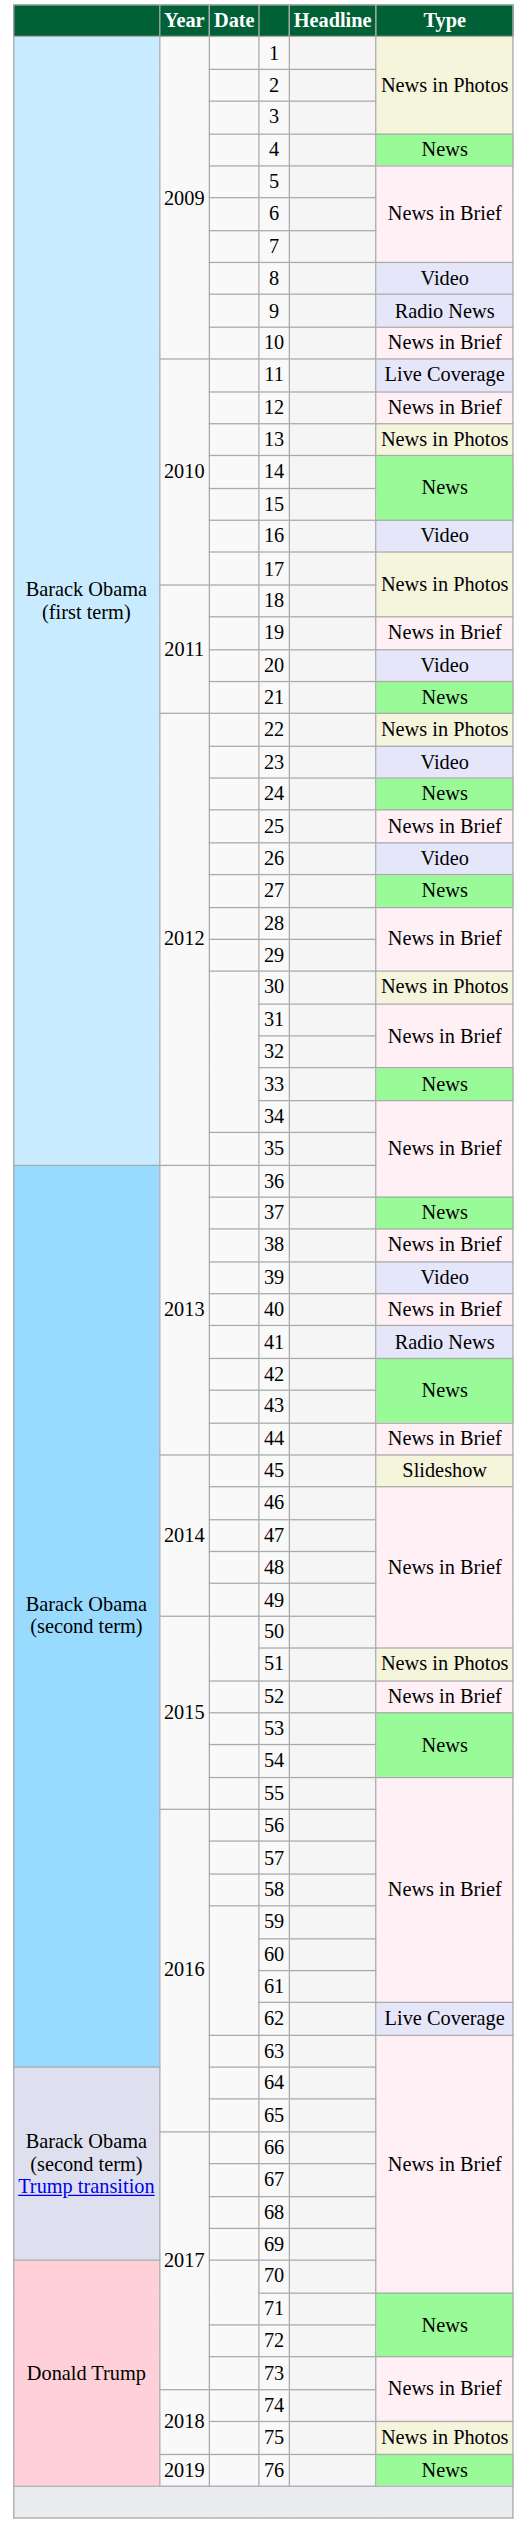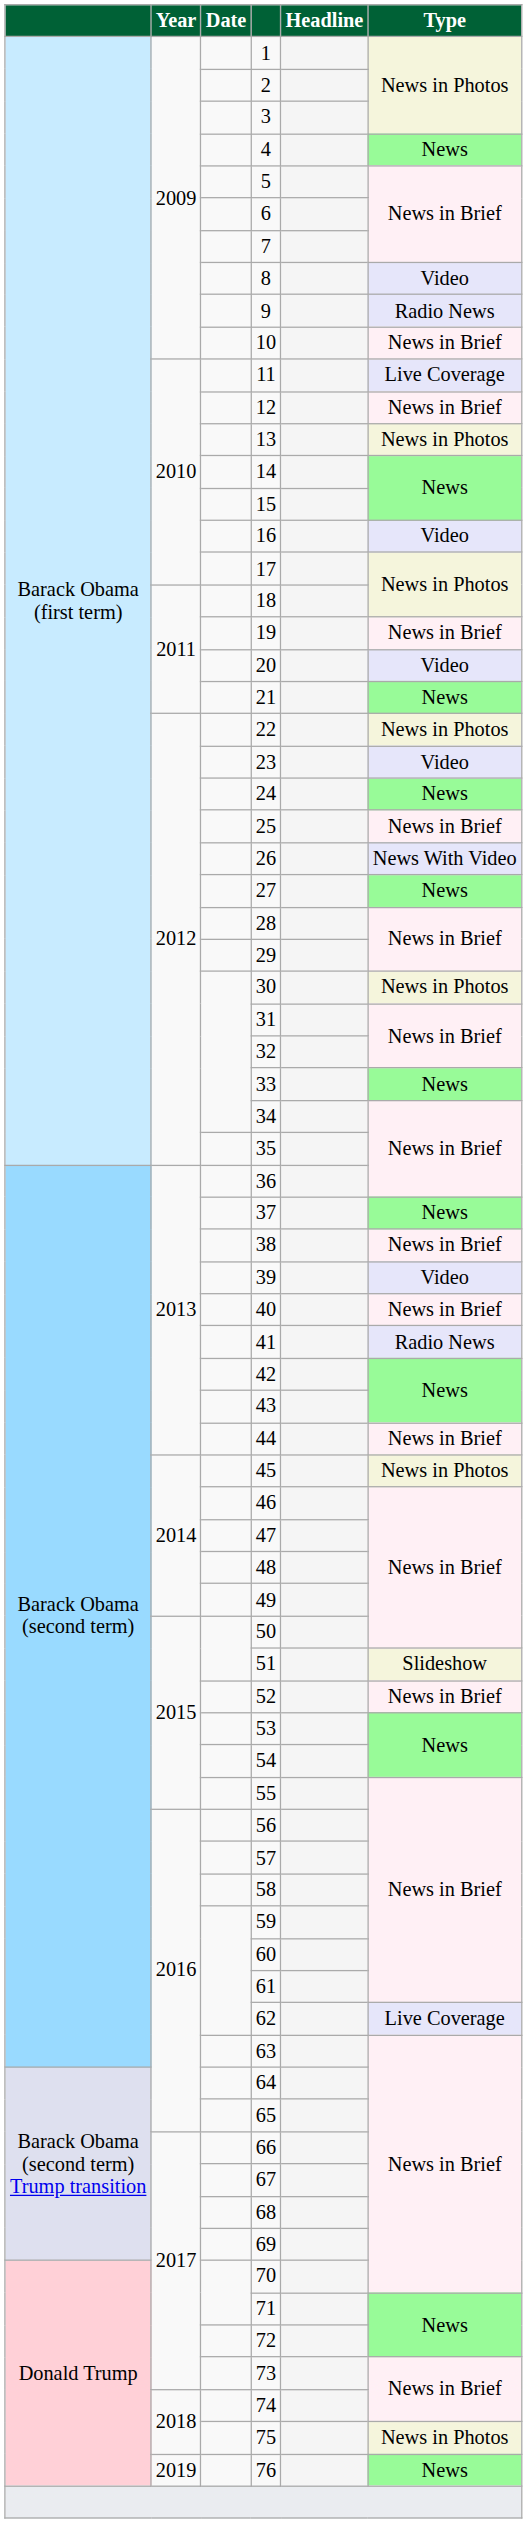(445, 858) Video -> (445, 858) News With Video
(445, 1470) Slideshow -> (445, 1470) News in Photos
(445, 1664) News in Photos -> (445, 1664) Slideshow
